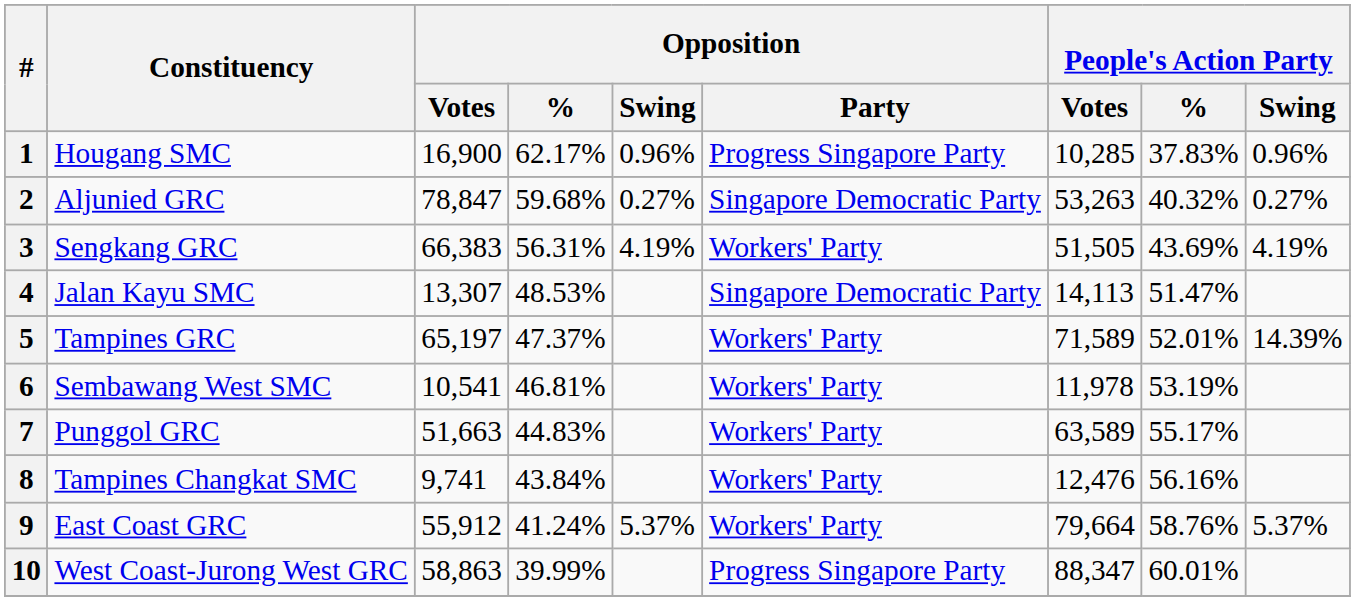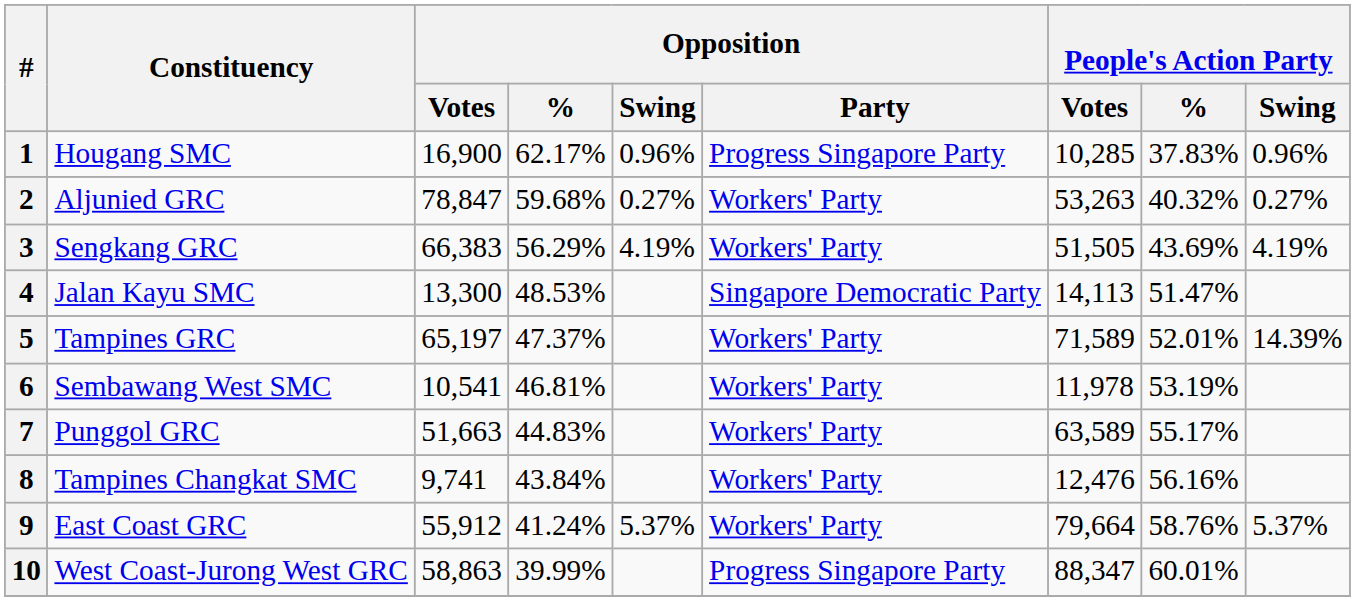(875, 199) Singapore Democratic Party -> (796, 199) Workers' Party
(561, 246) 56.31% -> (561, 246) 56.29%
(462, 292) 13,307 -> (462, 292) 13,300
